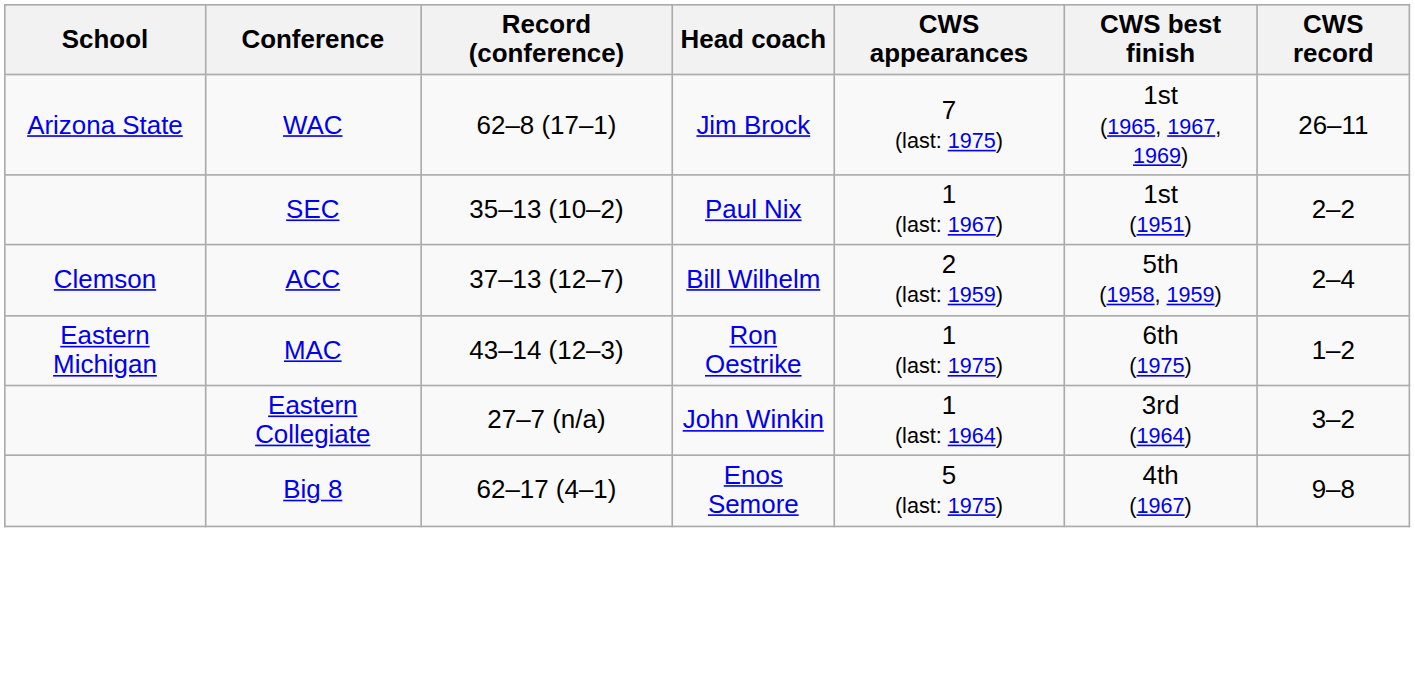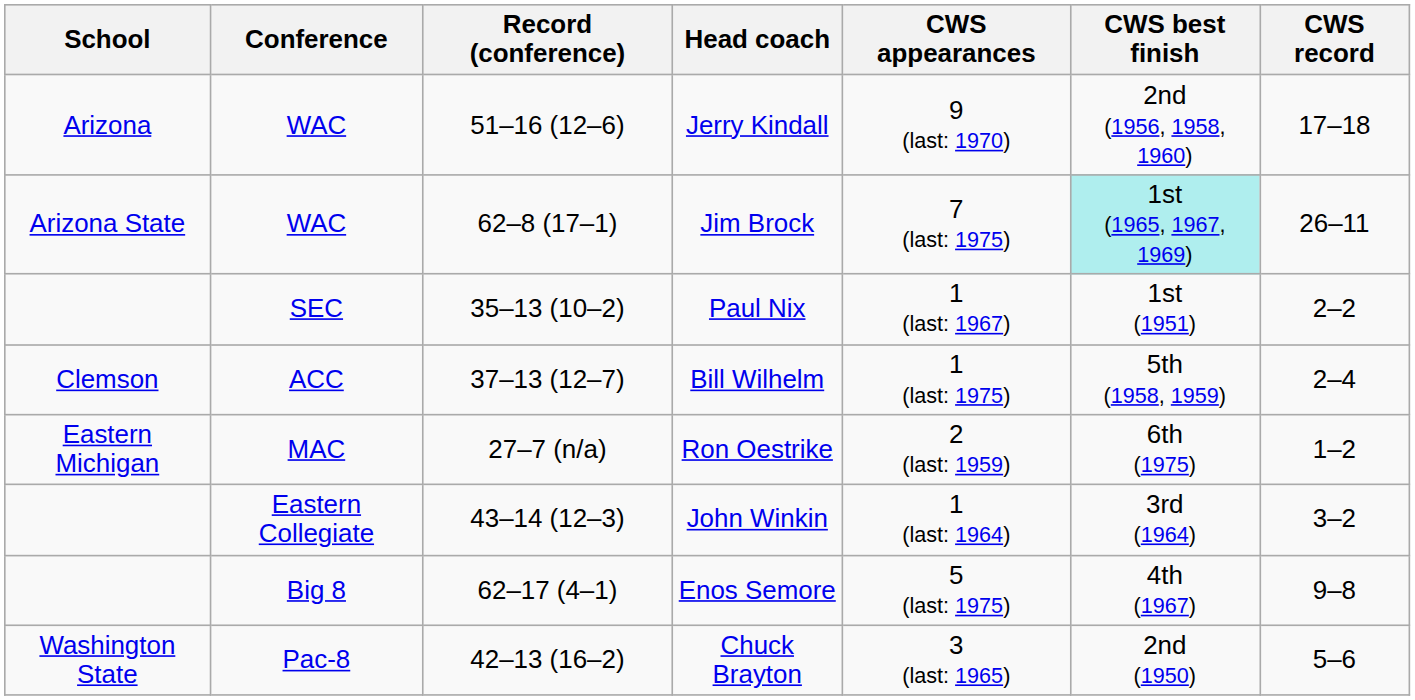+ row: (757, 124)
(1161, 124) no background -> (1165, 223) paleturquoise background
(949, 279) 2 (last: 1959) -> (956, 379) 1 (last: 1975)
(546, 349) 43–14 (12–3) -> (547, 449) 27–7 (n/a)
(949, 349) 1 (last: 1975) -> (956, 449) 2 (last: 1959)
(546, 420) 27–7 (n/a) -> (547, 519) 43–14 (12–3)
+ row: (757, 660)
